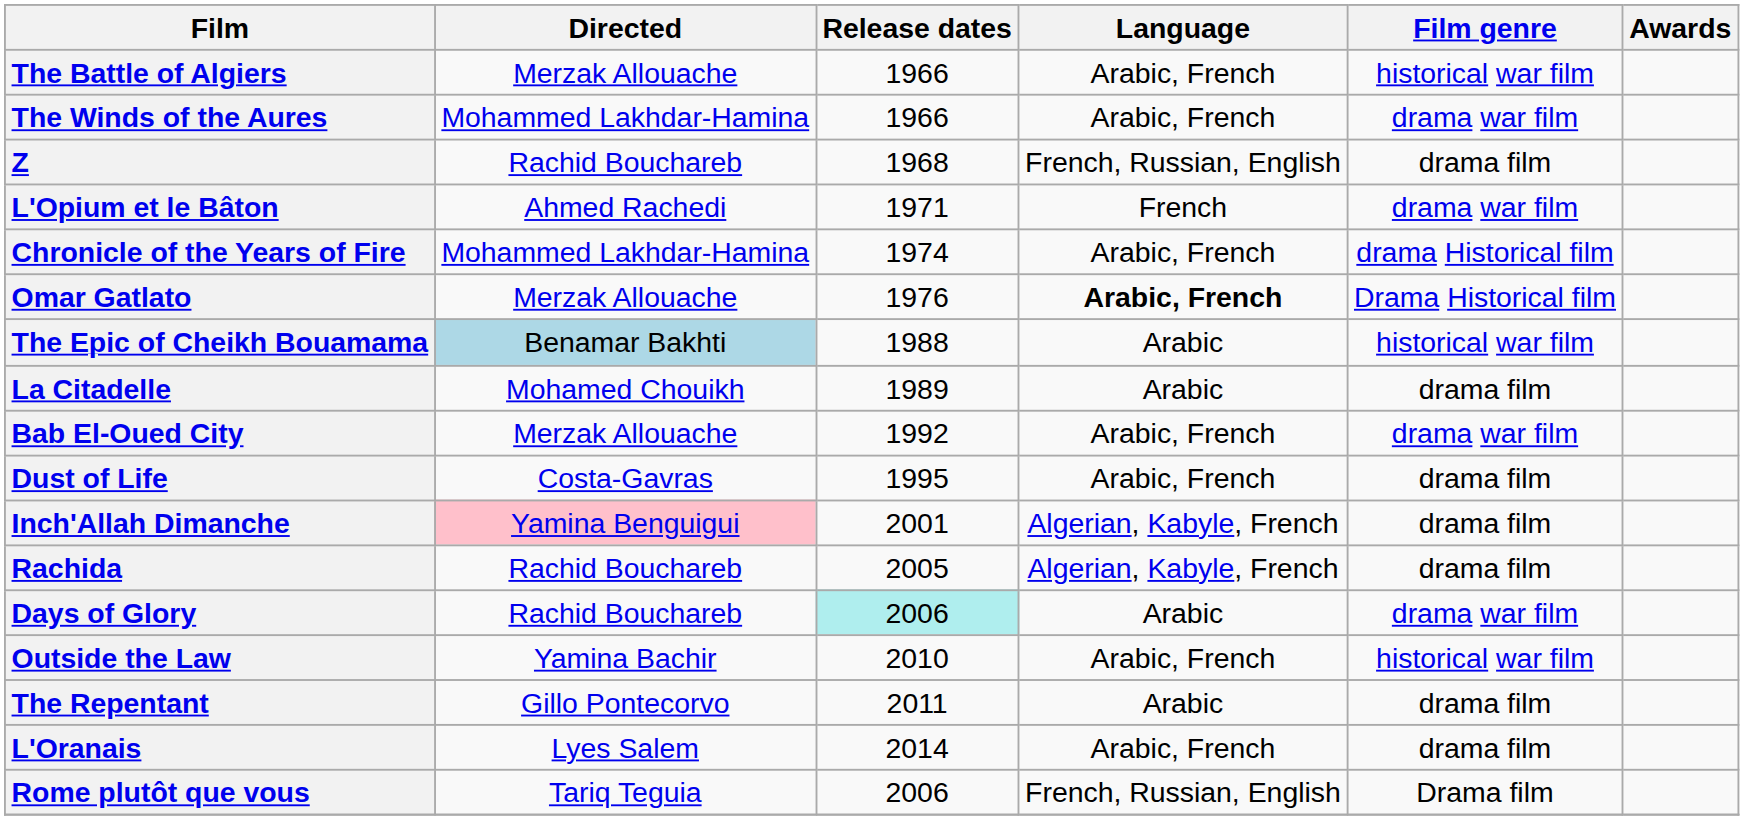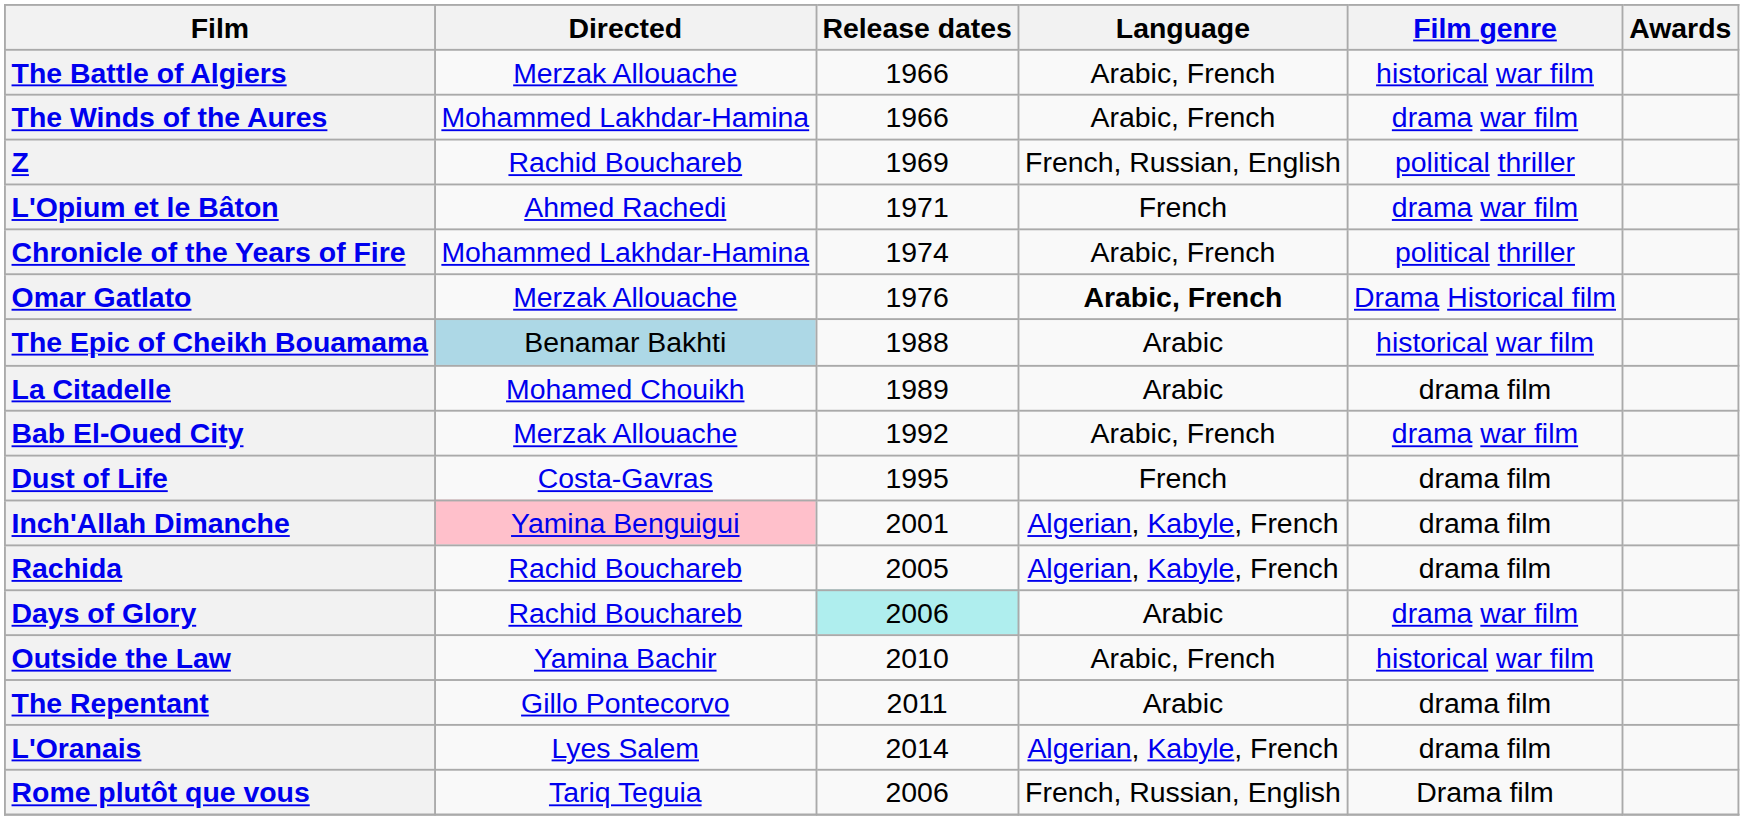(917, 163) 1968 -> (917, 163) 1969
(1485, 163) drama film -> (1485, 163) political thriller
(1485, 253) drama Historical film -> (1485, 253) political thriller
(1183, 478) Arabic, French -> (1183, 478) French
(1183, 748) Arabic, French -> (1183, 748) Algerian, Kabyle, French
